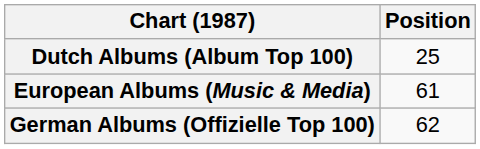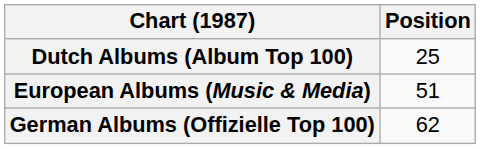(428, 90) 61 -> (428, 90) 51
